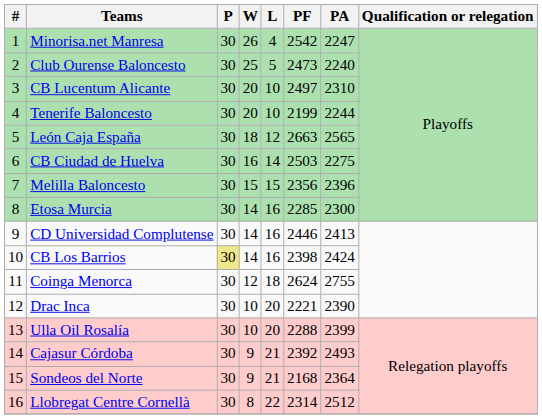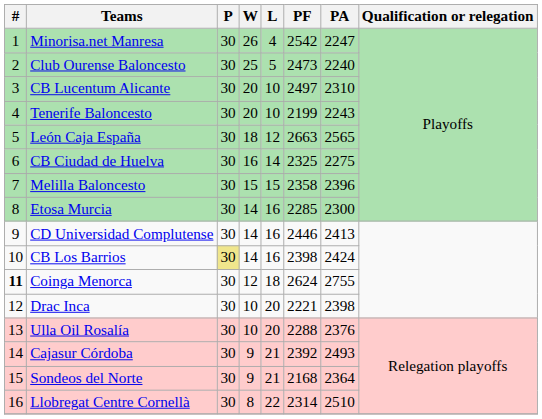(340, 112) 2244 -> (340, 112) 2243
(302, 161) 2503 -> (302, 161) 2325
(302, 185) 2356 -> (302, 185) 2358
(16, 281) normal -> (16, 281) bold
(340, 305) 2390 -> (340, 305) 2398
(340, 329) 2399 -> (340, 329) 2376
(340, 402) 2512 -> (340, 402) 2510
